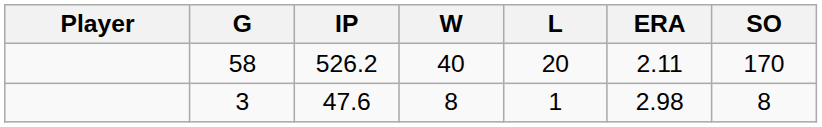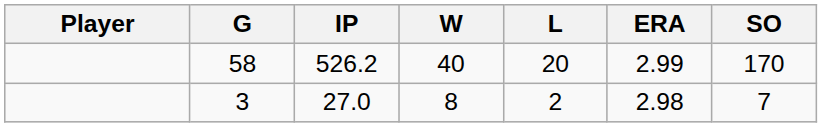(660, 63) 2.11 -> (660, 63) 2.99
(347, 102) 47.6 -> (347, 102) 27.0
(555, 102) 1 -> (555, 102) 2
(764, 102) 8 -> (764, 102) 7
